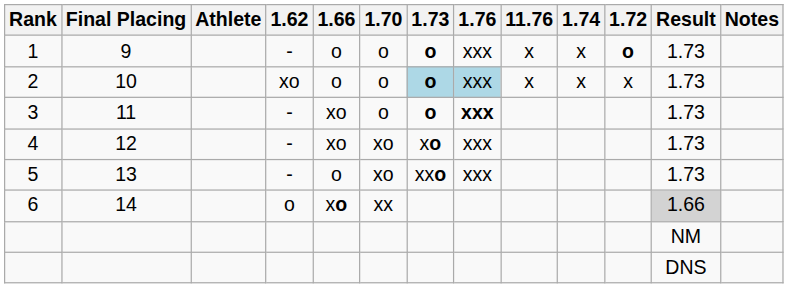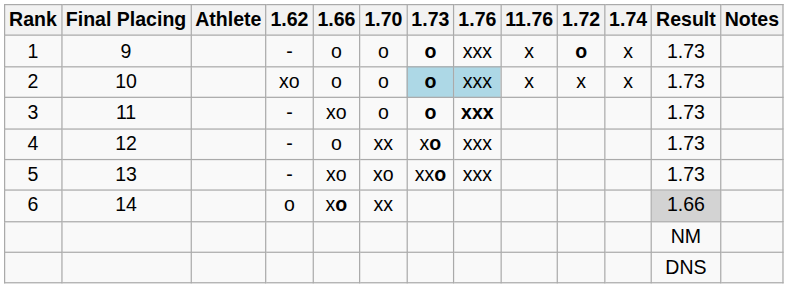columns swapped: (581, 19) <-> (628, 19)
(336, 143) xo -> (336, 143) o
(383, 143) xo -> (383, 143) xx
(336, 174) o -> (336, 174) xo
